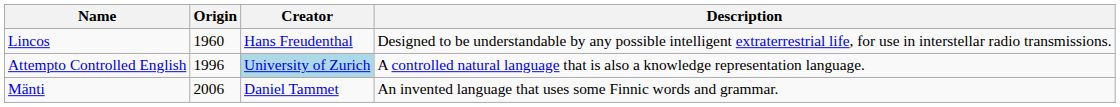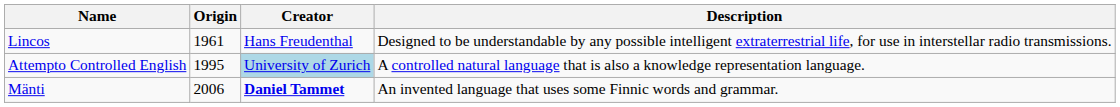(209, 41) 1960 -> (209, 41) 1961
(209, 65) 1996 -> (209, 65) 1995
(291, 89) normal -> (294, 89) bold
